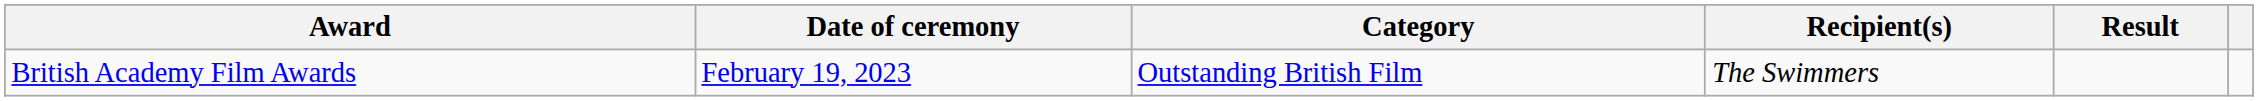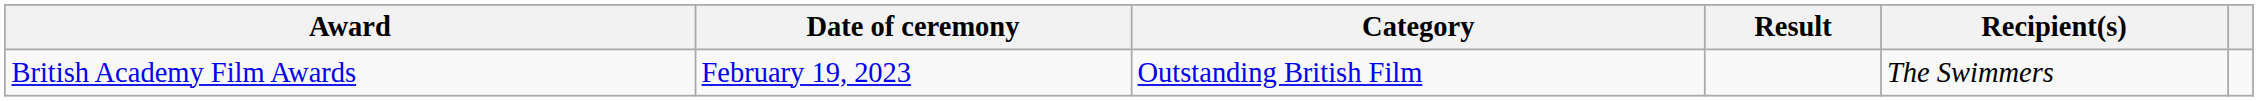columns swapped: (1879, 27) <-> (2140, 27)
